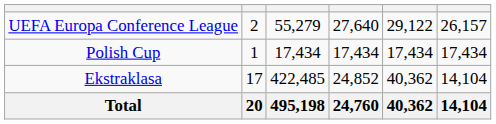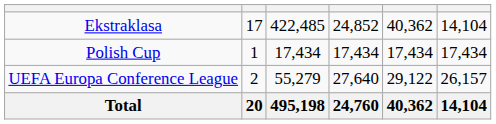rows swapped: (123, 78) <-> (123, 25)
